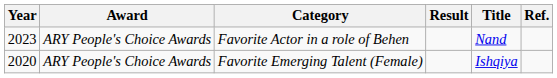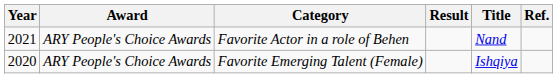(22, 38) 2023 -> (22, 38) 2021
